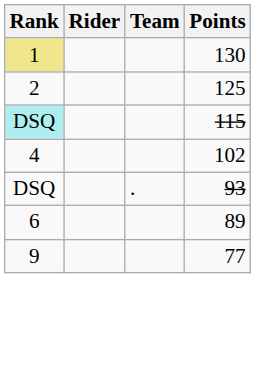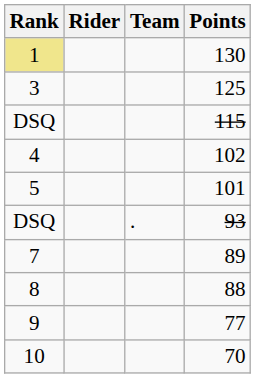(34, 88) 2 -> (34, 88) 3
(34, 121) paleturquoise background -> (34, 121) no background
+ row: (230, 188)
(34, 222) 6 -> (34, 255) 7
+ row: (235, 289)
+ row: (235, 356)
